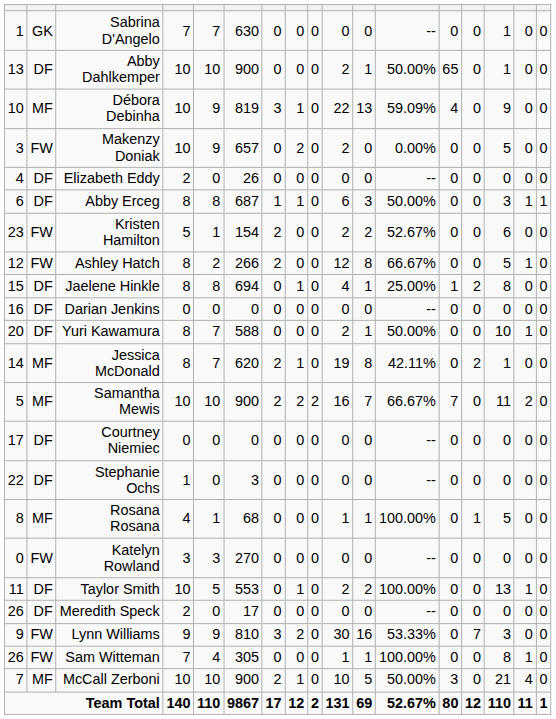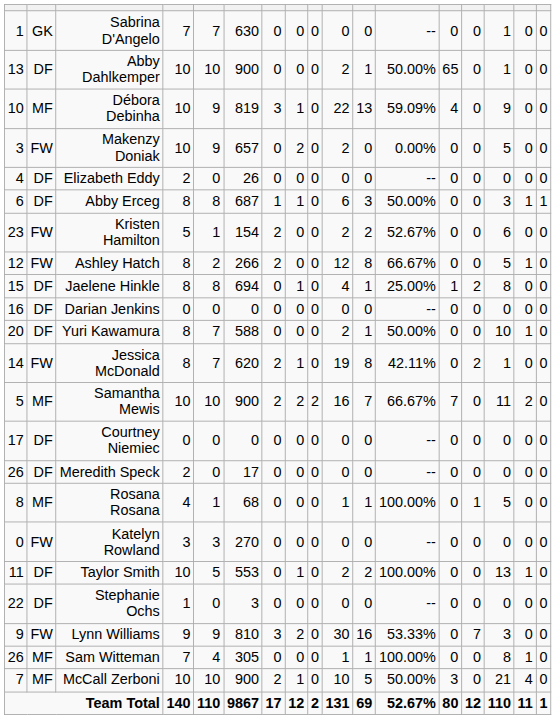(42, 362) MF -> (42, 362) FW
rows swapped: (127, 479) <-> (110, 611)
(42, 657) FW -> (42, 657) MF
